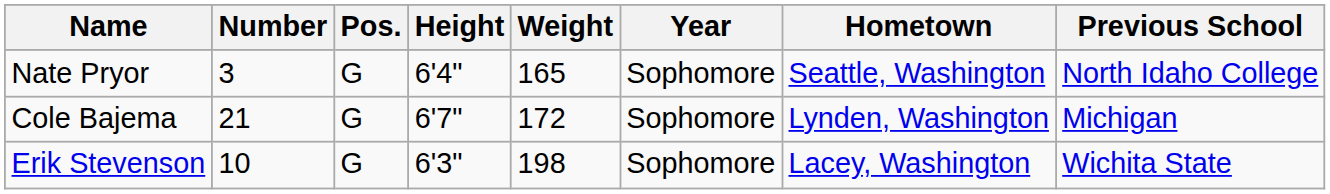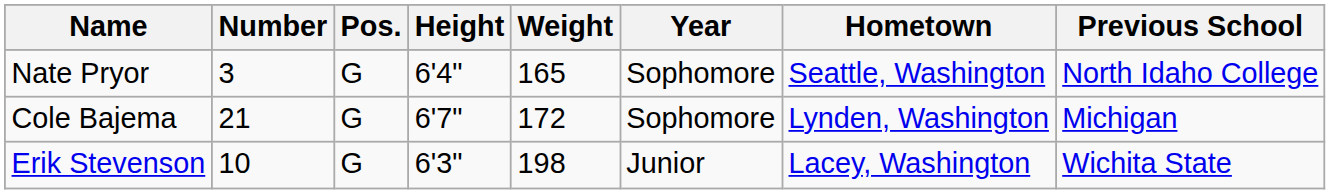(701, 164) Sophomore -> (666, 164) Junior
